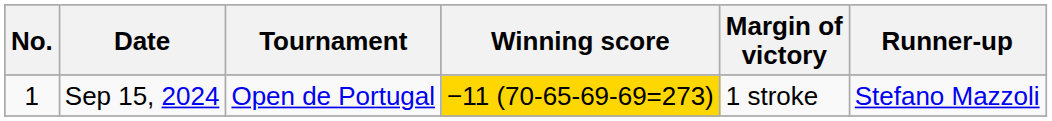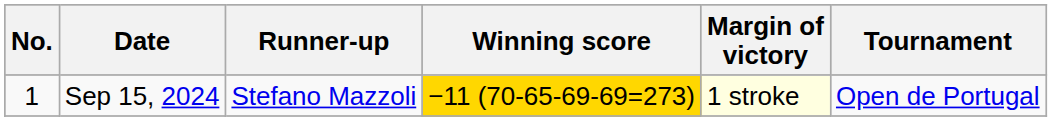columns swapped: (333, 40) <-> (947, 40)
(772, 96) no background -> (753, 96) lightyellow background
